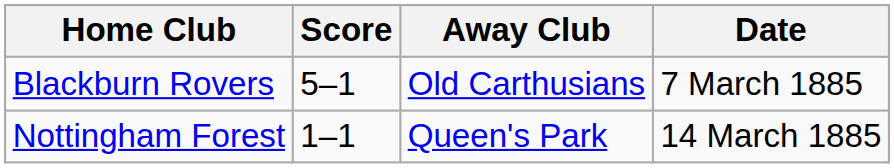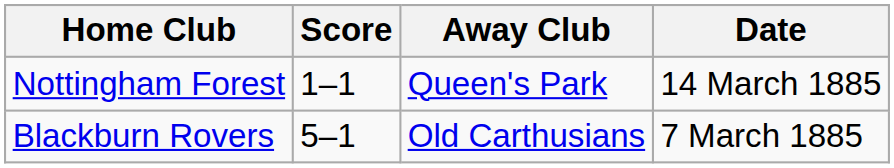rows swapped: (149, 135) <-> (143, 83)
